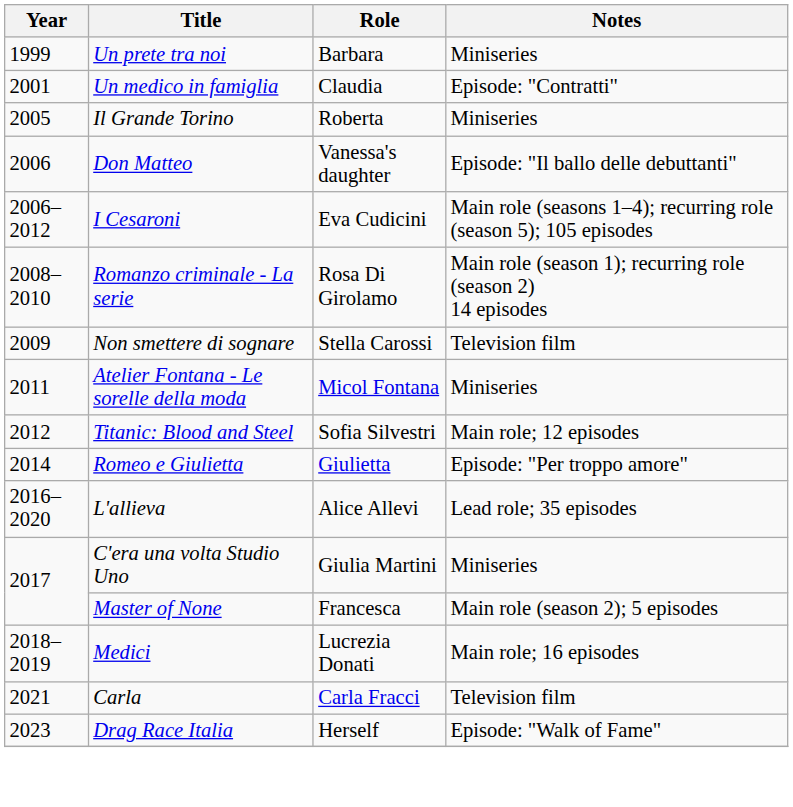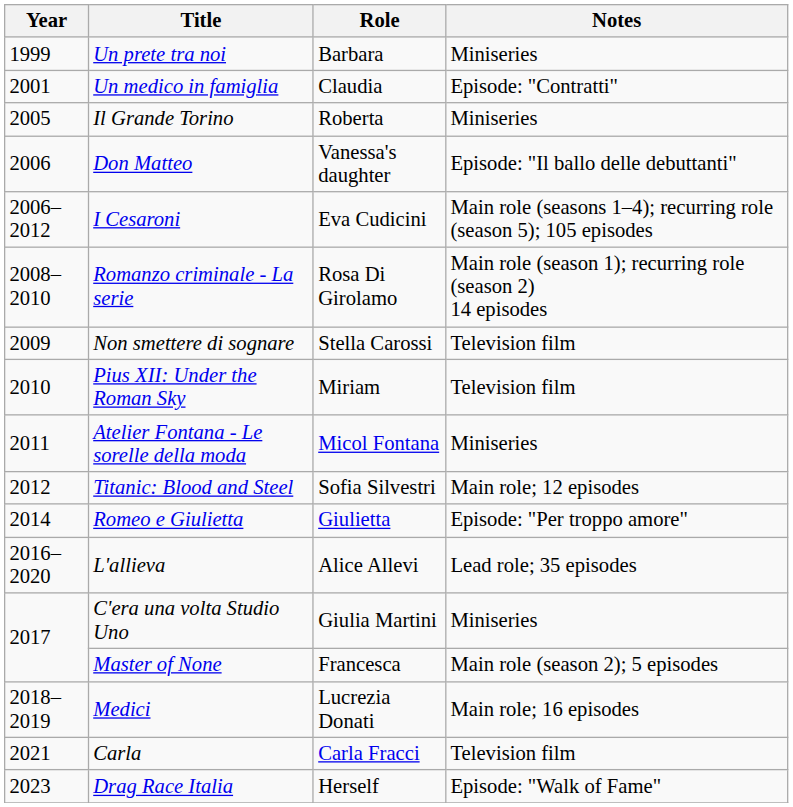+ row: (175, 387)
